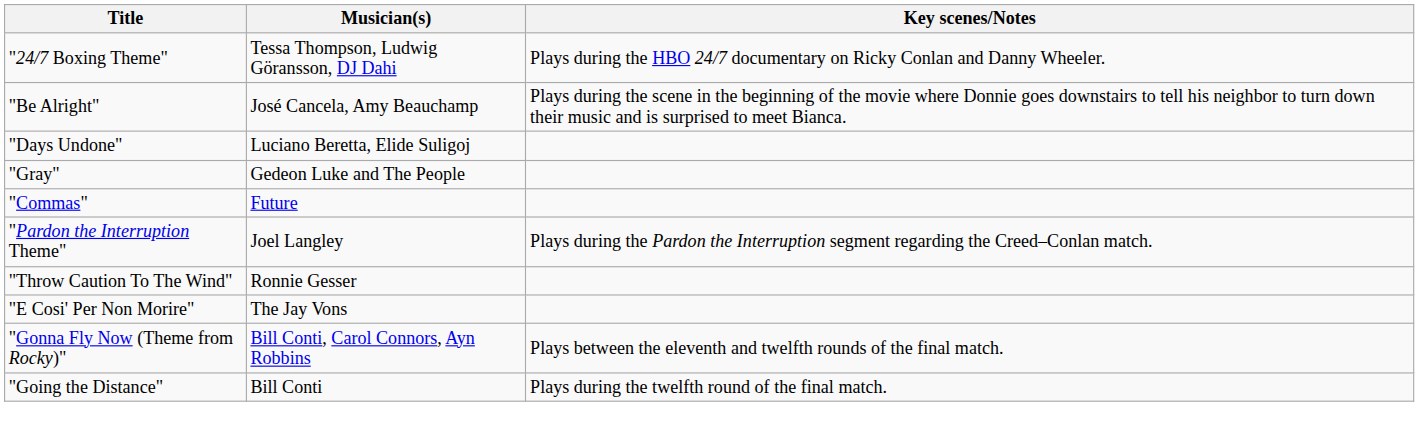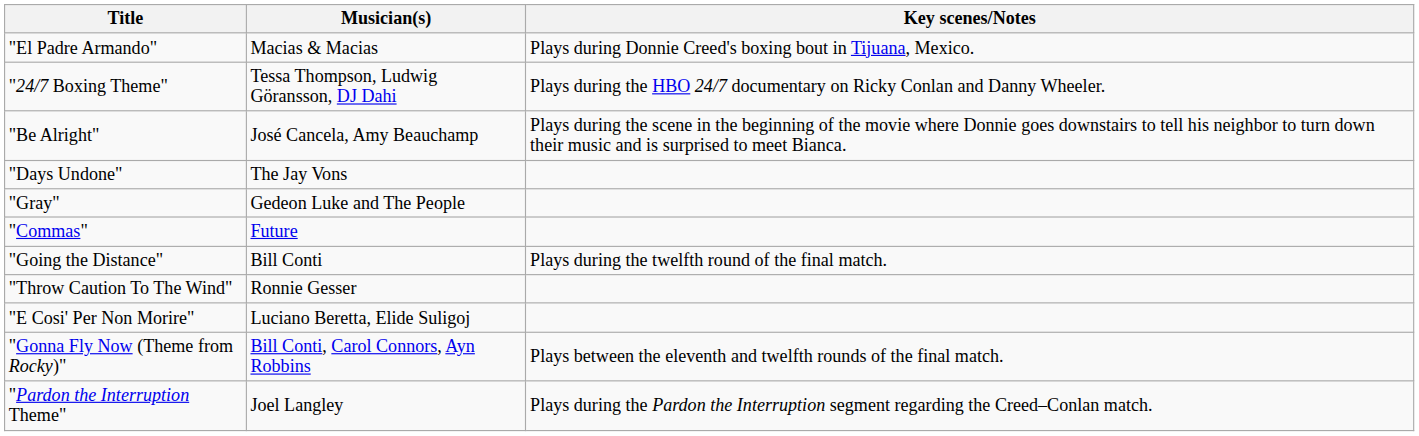+ row: (83, 47)
(360, 145) Luciano Beretta, Elide Suligoj -> (299, 174) The Jay Vons
rows swapped: (99, 241) <-> (86, 386)
(299, 309) The Jay Vons -> (360, 317) Luciano Beretta, Elide Suligoj
